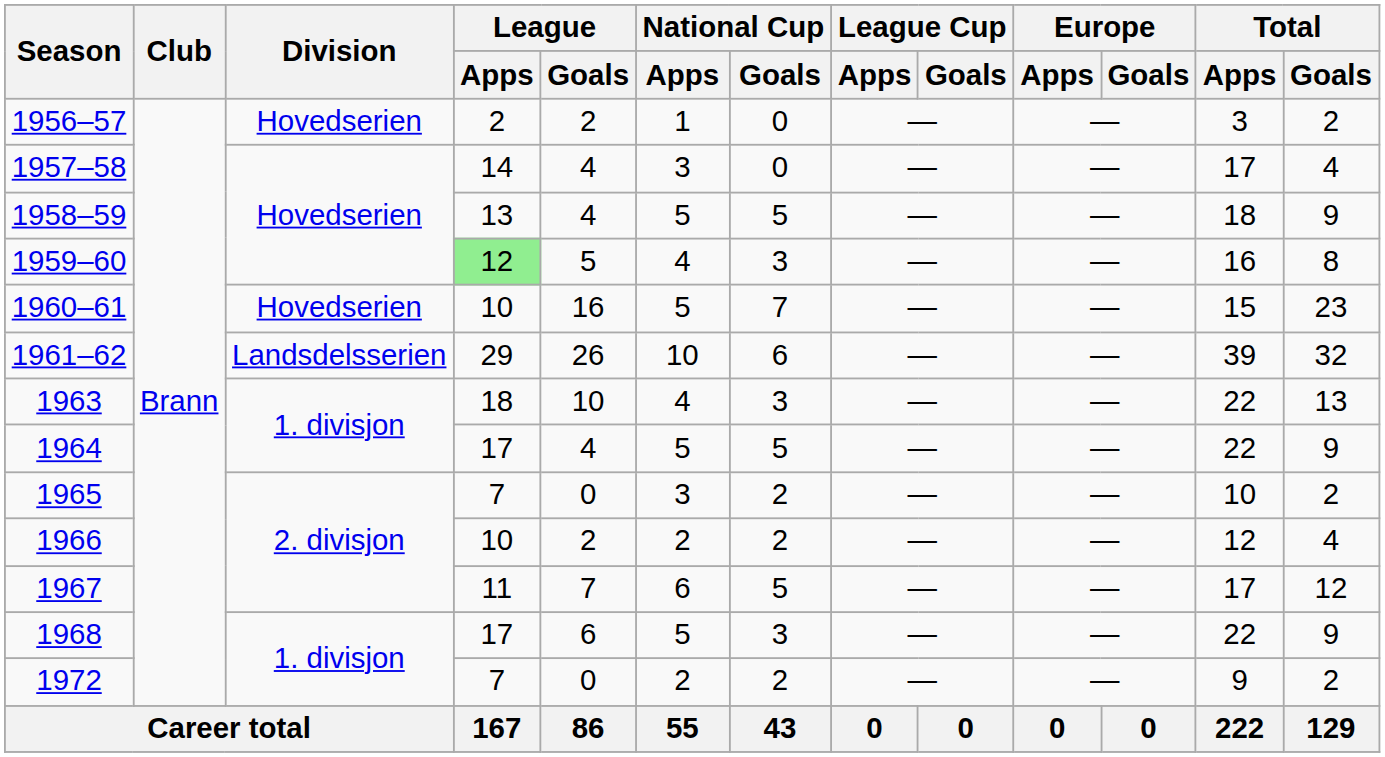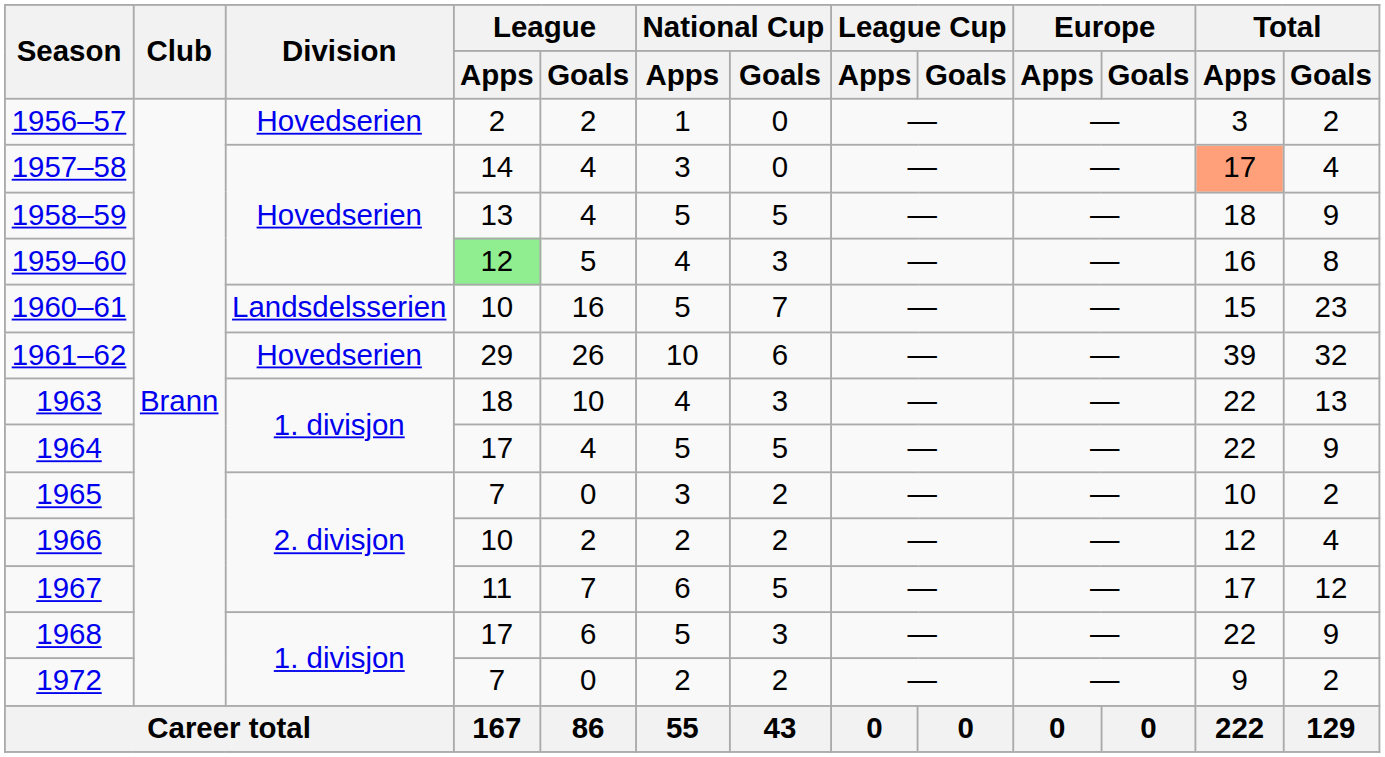(1240, 167) no background -> (1240, 167) lightsalmon background
(339, 307) Hovedserien -> (339, 307) Landsdelsserien
(339, 354) Landsdelsserien -> (339, 354) Hovedserien
